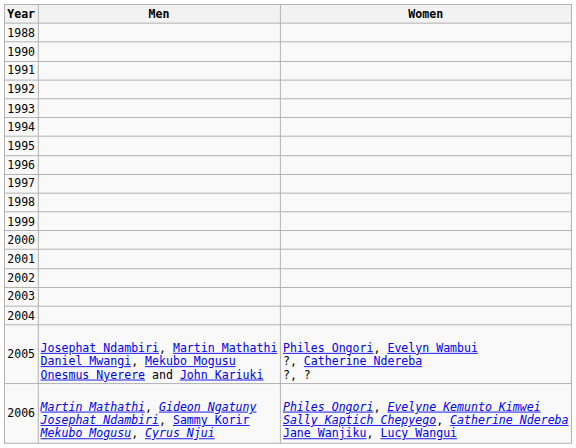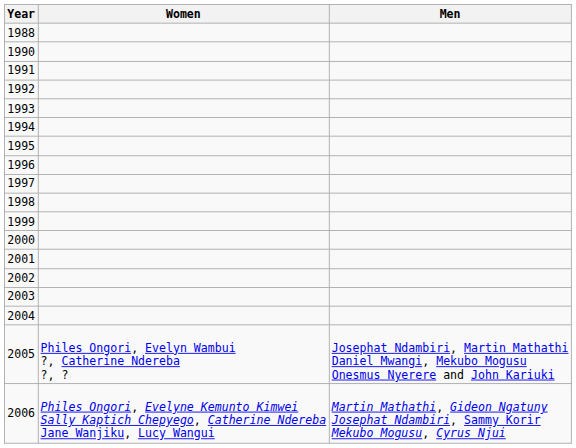columns swapped: (159, 14) <-> (426, 14)
